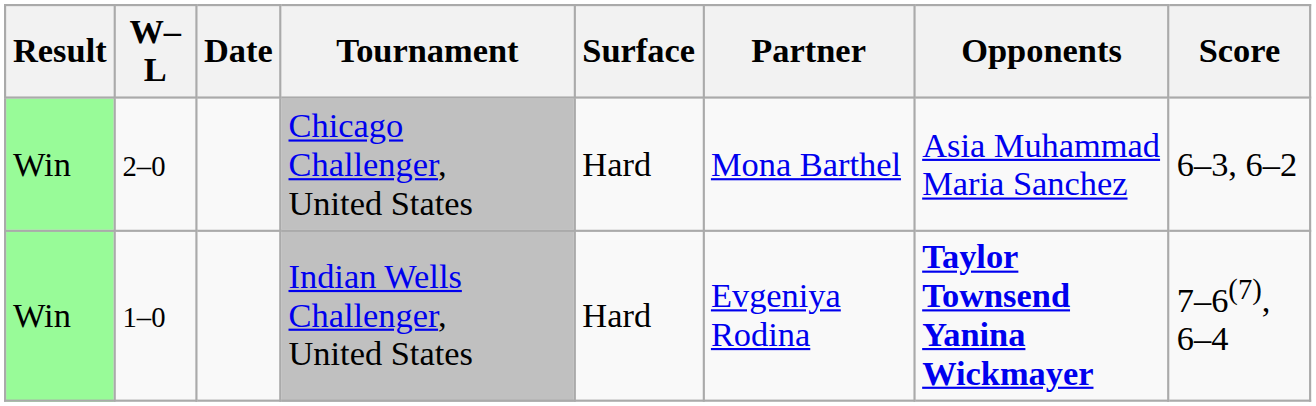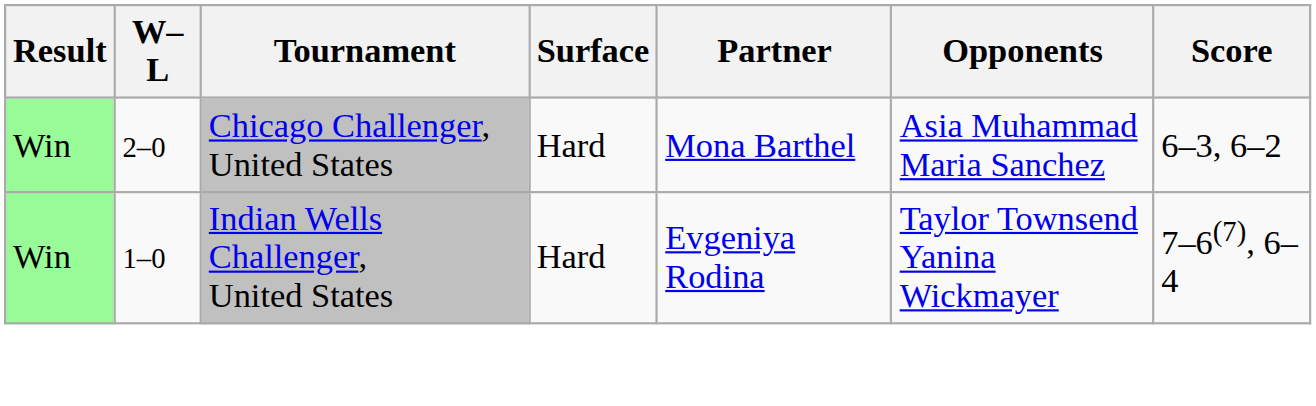- column: (238, 51)
(1008, 315) bold -> (1019, 256) normal
